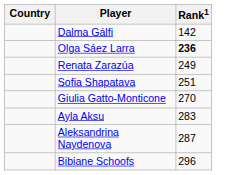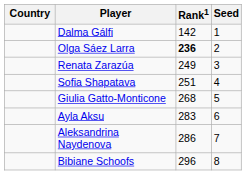+ column: (226, 14)
(187, 99) 270 -> (187, 99) 268
(187, 138) 287 -> (187, 138) 286
